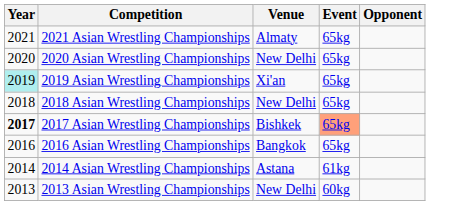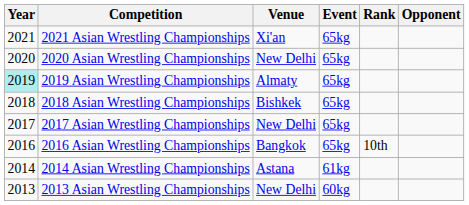+ column: (379, 15)
(277, 37) Almaty -> (271, 37) Xi'an
(271, 80) Xi'an -> (277, 80) Almaty
(286, 102) New Delhi -> (279, 102) Bishkek
(21, 124) bold -> (21, 124) normal
(279, 124) Bishkek -> (286, 124) New Delhi
(336, 124) lightsalmon background -> (336, 124) no background
